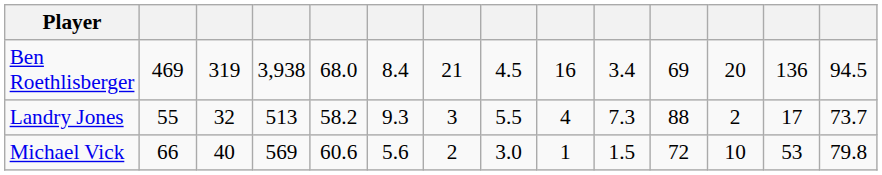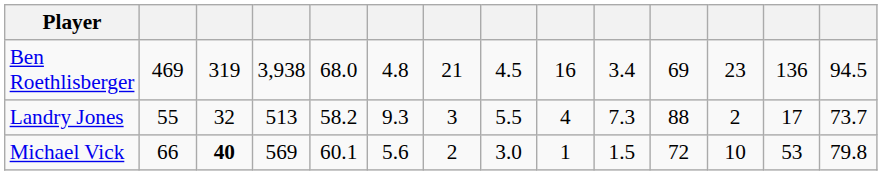(395, 69) 8.4 -> (395, 69) 4.8
(735, 69) 20 -> (735, 69) 23
(224, 152) normal -> (224, 152) bold
(339, 152) 60.6 -> (339, 152) 60.1
